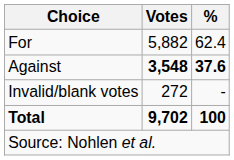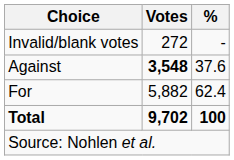rows swapped: (20, 42) <-> (73, 92)
(210, 67) bold -> (210, 67) normal
